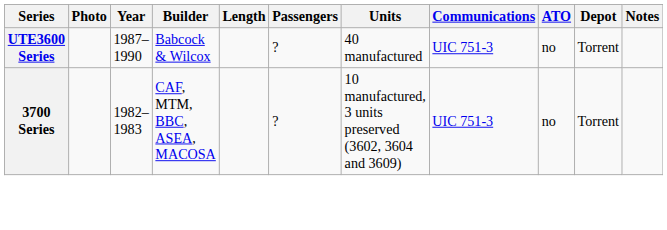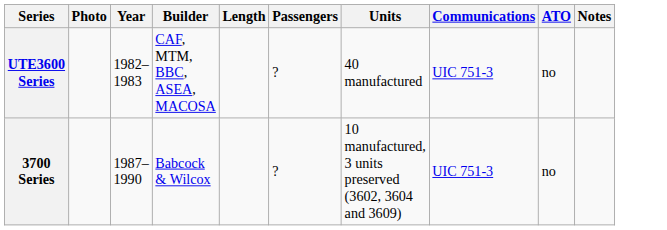- column: (598, 16)
(131, 48) 1987–1990 -> (131, 73) 1982–1983
(183, 48) Babcock & Wilcox -> (186, 73) CAF, MTM, BBC, ASEA, MACOSA
(131, 121) 1982–1983 -> (131, 171) 1987–1990
(186, 121) CAF, MTM, BBC, ASEA, MACOSA -> (183, 171) Babcock & Wilcox
